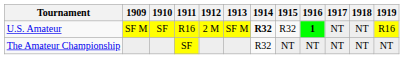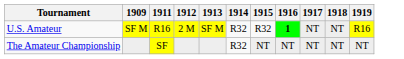- column: (162, 12)
(263, 29) bold -> (238, 29) normal
